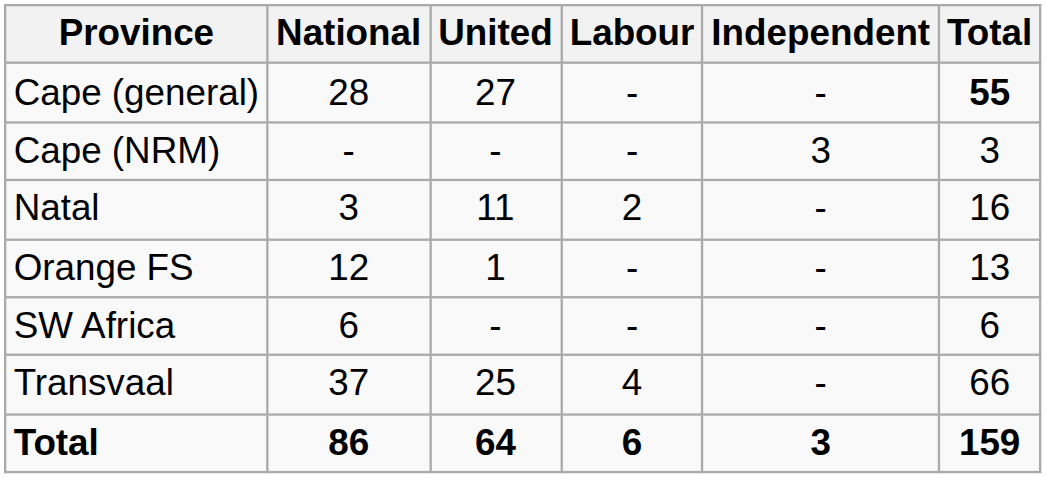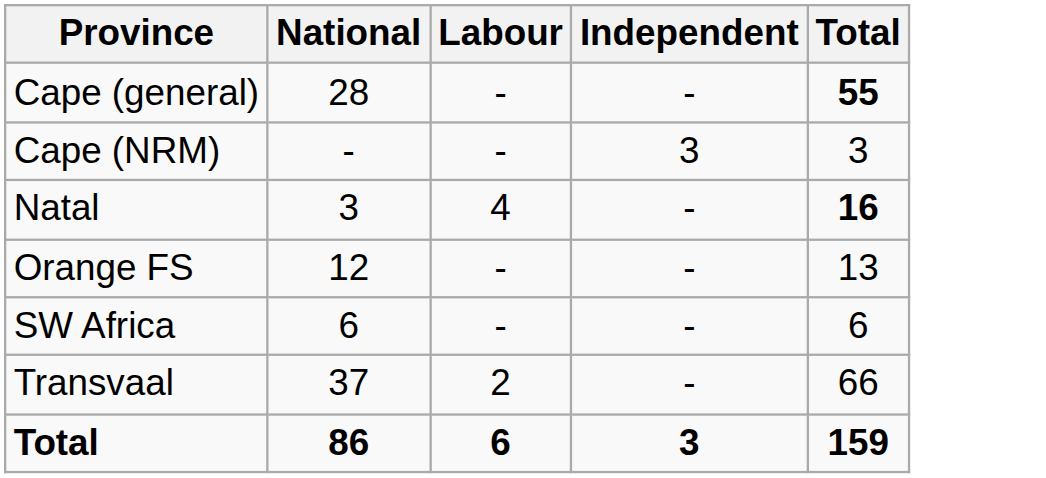- column: (495, 33)
(632, 208) 2 -> (501, 208) 4
(990, 208) normal -> (858, 208) bold
(632, 383) 4 -> (501, 383) 2
